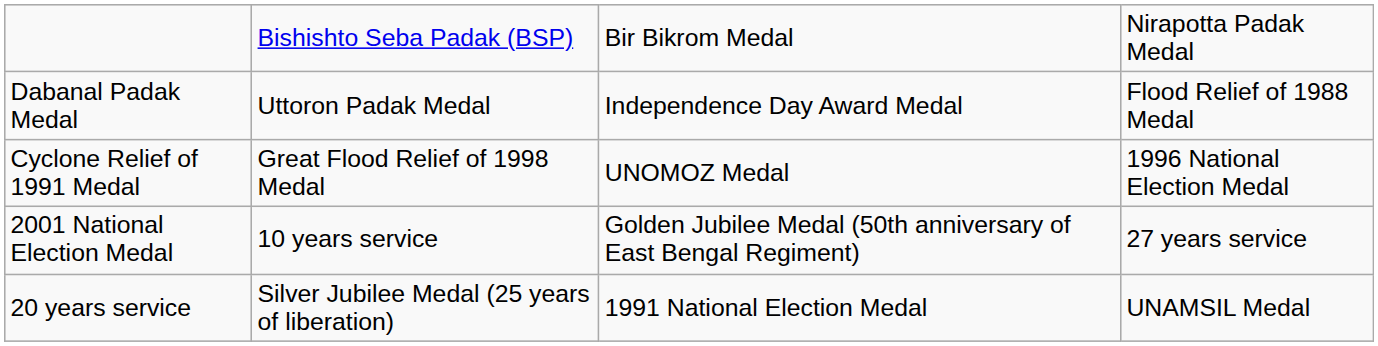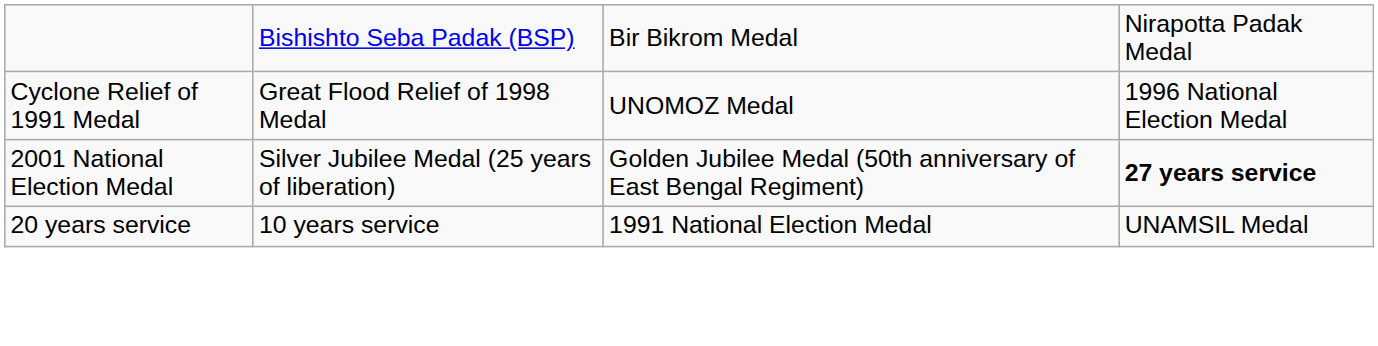- row: (95, 105)
(348, 239) 10 years service -> (425, 172) Silver Jubilee Medal (25 years of liberation)
(1217, 239) normal -> (1220, 172) bold
(424, 307) Silver Jubilee Medal (25 years of liberation) -> (349, 225) 10 years service
